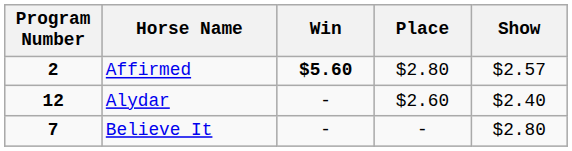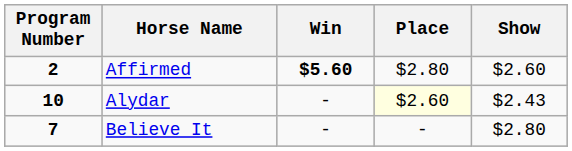(519, 71) $2.57 -> (519, 71) $2.60
(53, 100) 12 -> (53, 100) 10
(422, 100) no background -> (422, 100) lightyellow background
(519, 100) $2.40 -> (519, 100) $2.43
